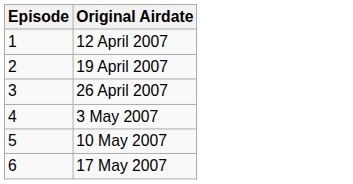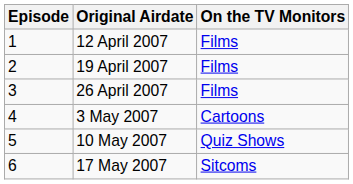+ column: (273, 16)
